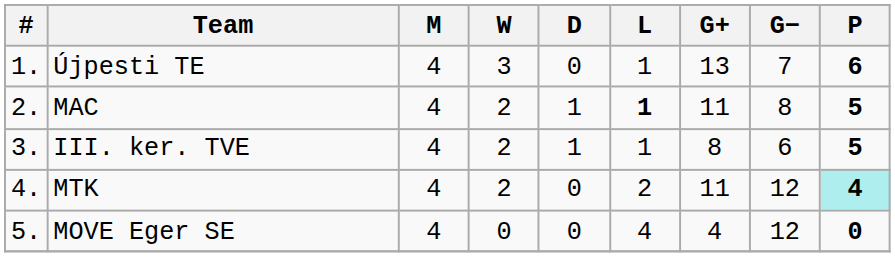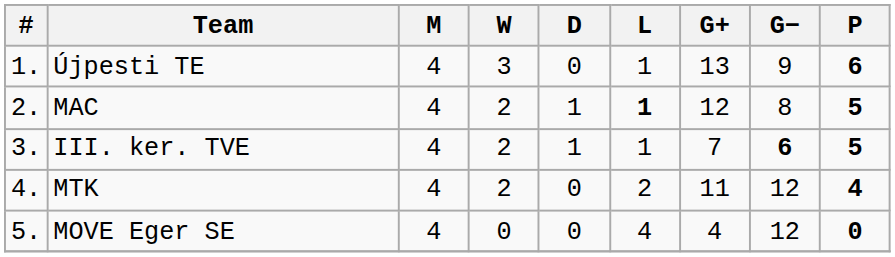(785, 67) 7 -> (785, 67) 9
(715, 108) 11 -> (715, 108) 12
(715, 149) 8 -> (715, 149) 7
(785, 149) normal -> (785, 149) bold
(855, 190) paleturquoise background -> (855, 190) no background
